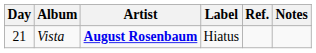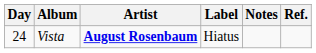columns swapped: (292, 15) <-> (257, 15)
(19, 36) 21 -> (19, 36) 24
